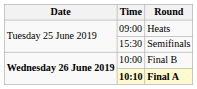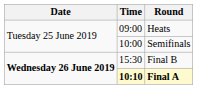(131, 44) 15:30 -> (131, 44) 10:00
(131, 60) 10:00 -> (131, 60) 15:30
